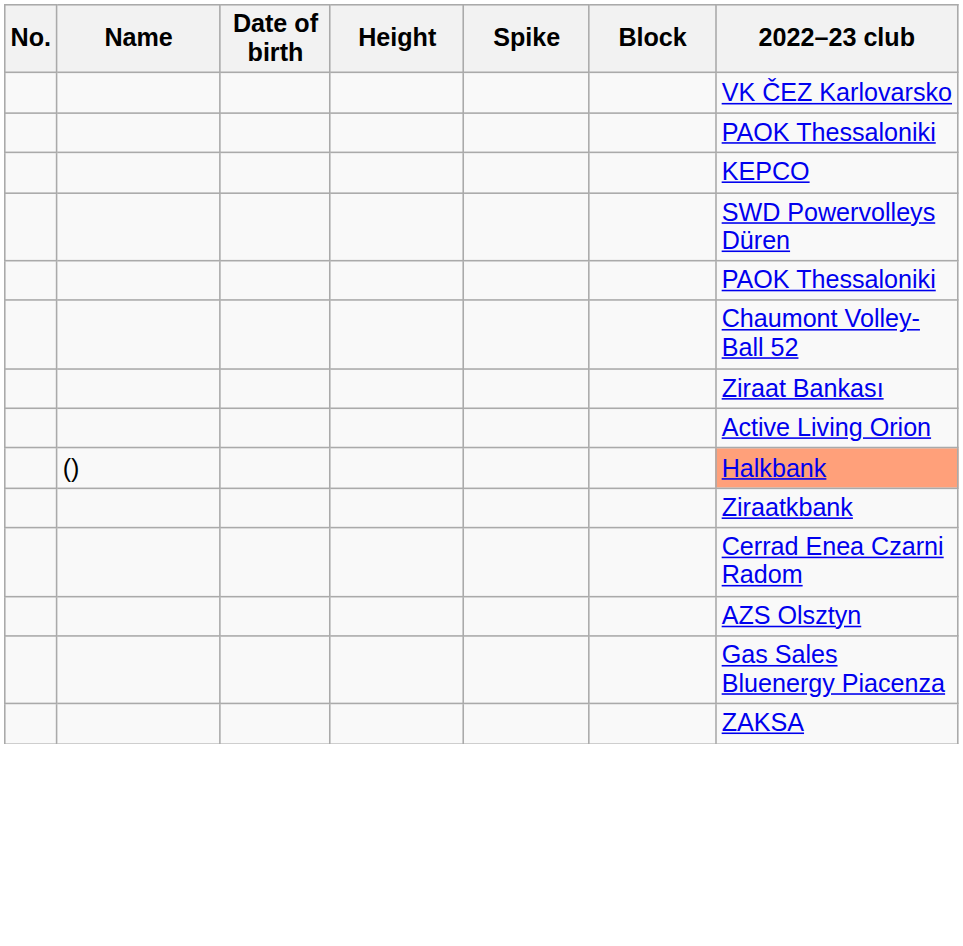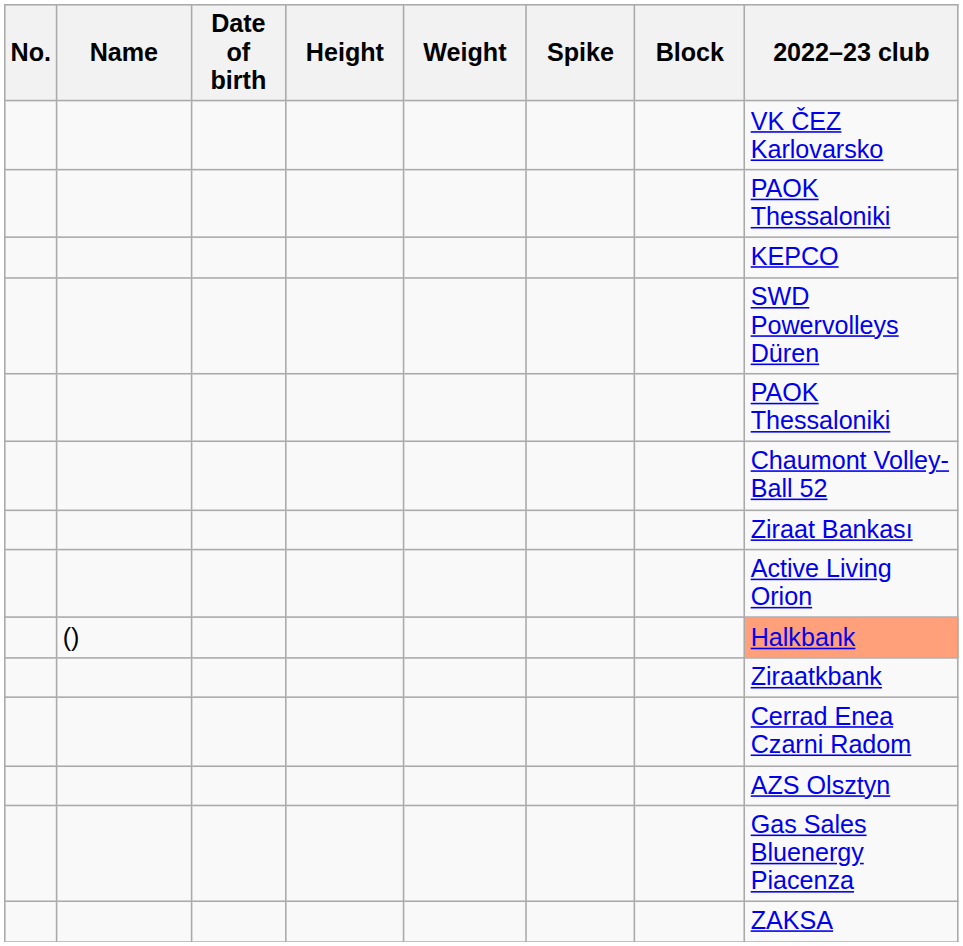+ column: (465, 52)
